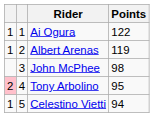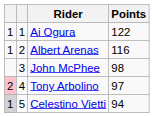(120, 50) 119 -> (120, 50) 116
(118, 86) 95 -> (118, 86) 97
(10, 104) no background -> (10, 104) lightgrey background
